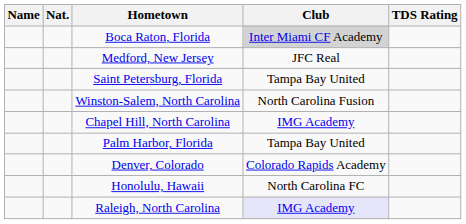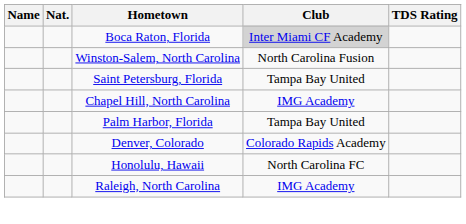- row: (158, 58)
rows swapped: (158, 101) <-> (158, 79)
(316, 207) lavender background -> (316, 186) no background
